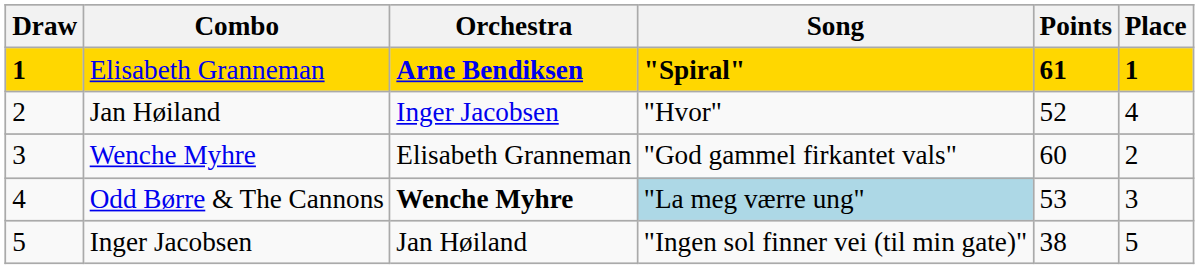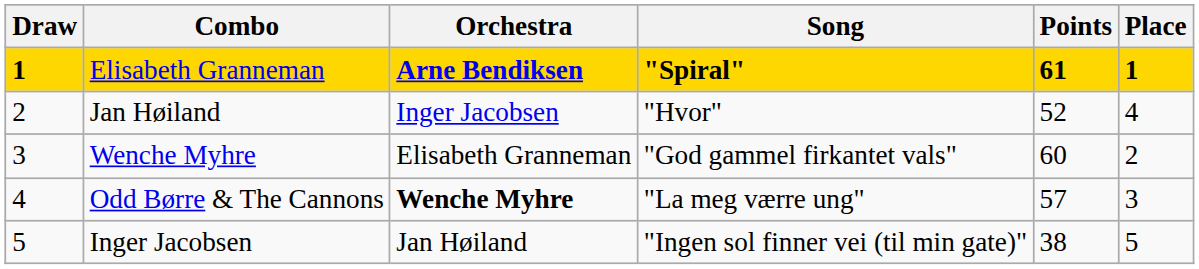(754, 198) lightblue background -> (754, 198) no background
(1053, 198) 53 -> (1053, 198) 57
